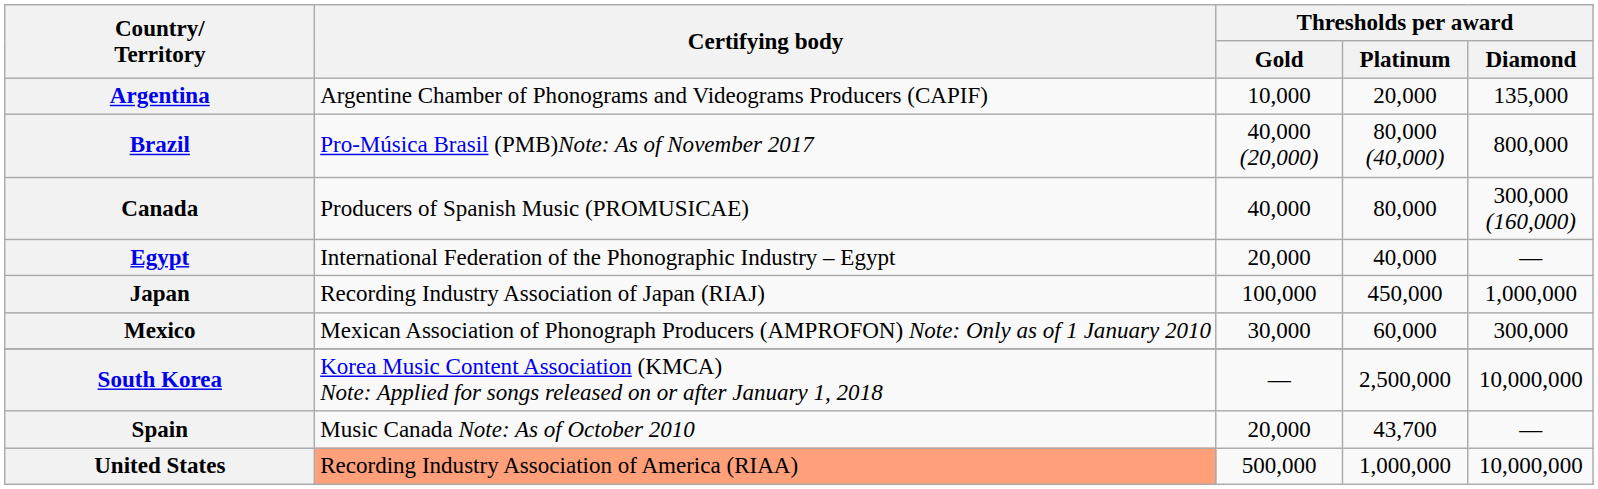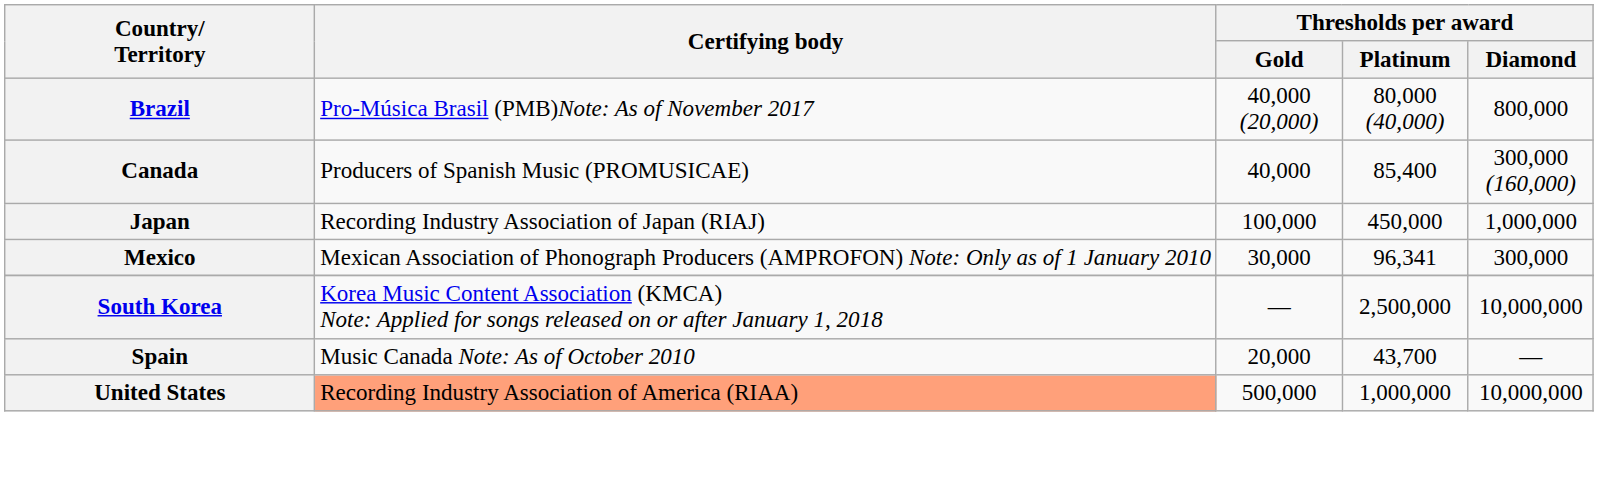- row: (160, 95)
(1405, 207) 80,000 -> (1405, 171) 85,400
- row: (160, 257)
(1405, 330) 60,000 -> (1405, 257) 96,341
